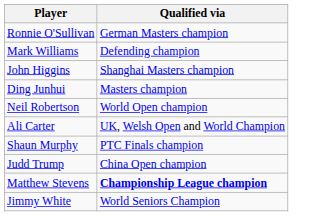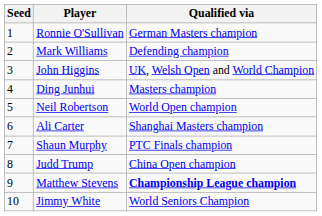+ column: (19, 13)
(167, 70) Shanghai Masters champion -> (222, 70) UK, Welsh Open and World Champion
(192, 126) UK, Welsh Open and World Champion -> (196, 126) Shanghai Masters champion
